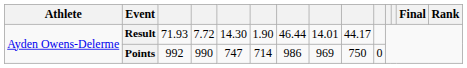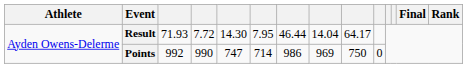(263, 34) 1.90 -> (263, 34) 7.95
(325, 34) 14.01 -> (325, 34) 14.04
(357, 34) 44.17 -> (357, 34) 64.17
